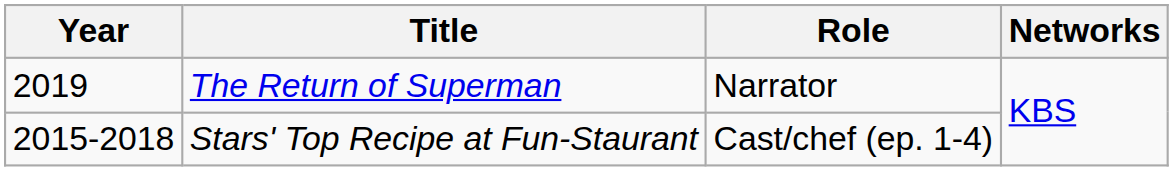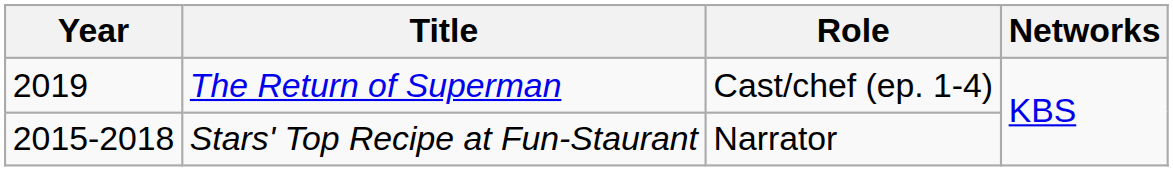(775, 84) Narrator -> (853, 84) Cast/chef (ep. 1-4)
(853, 138) Cast/chef (ep. 1-4) -> (775, 138) Narrator
